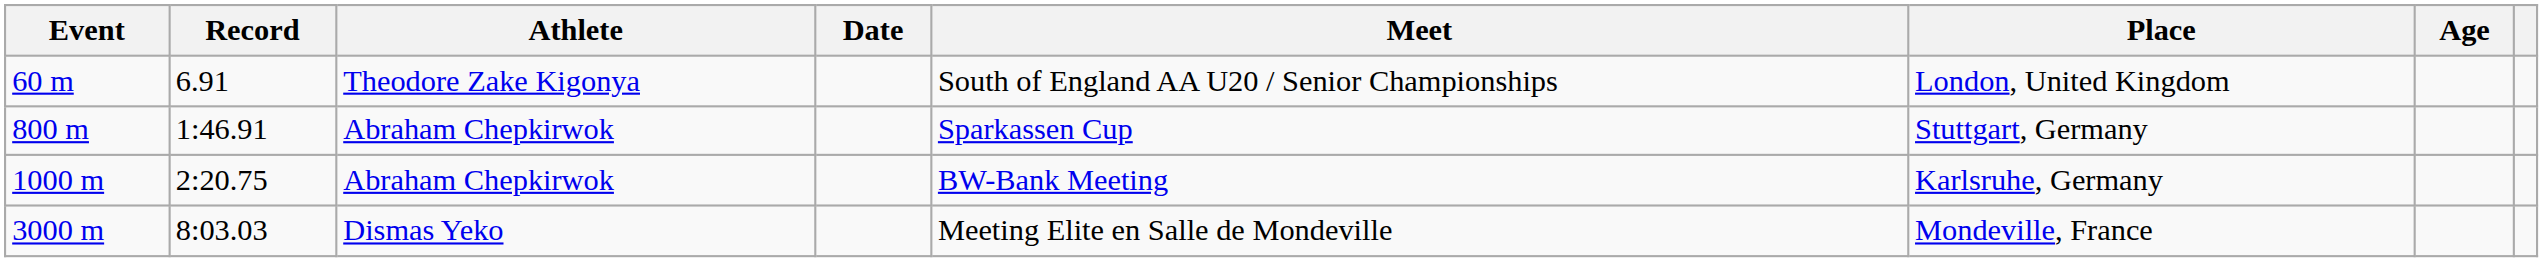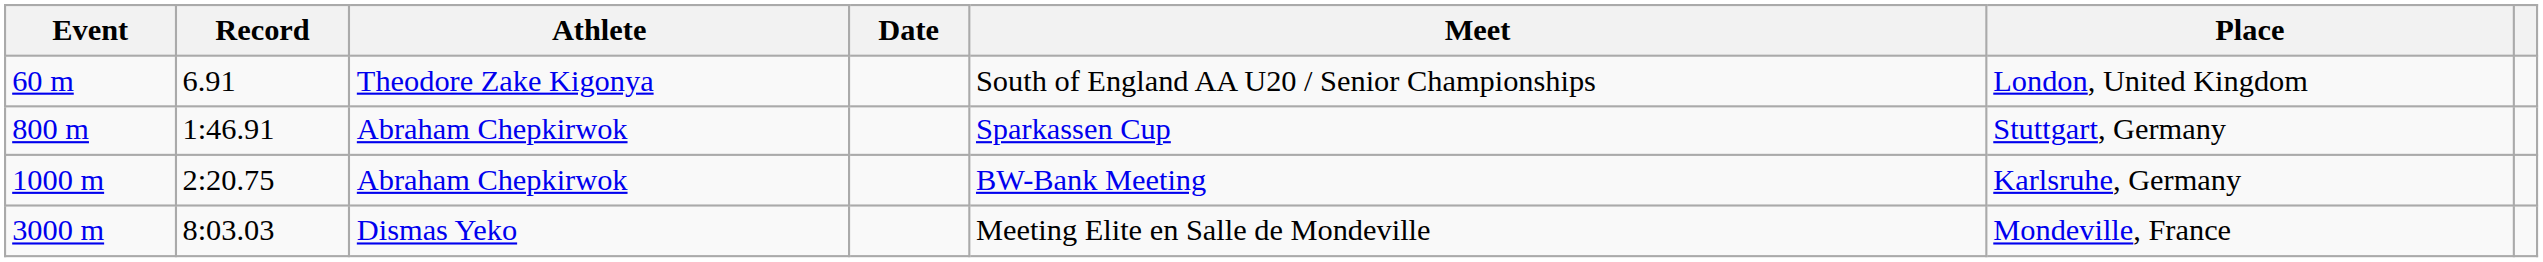- column: (2465, 29)
